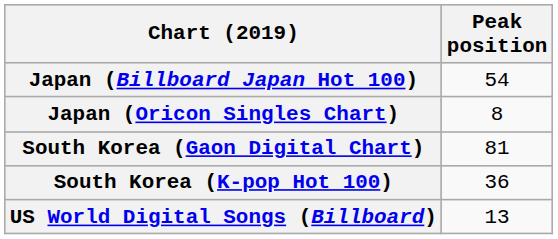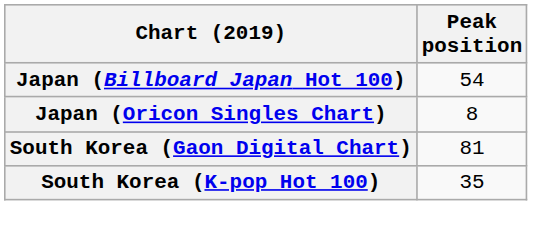(497, 182) 36 -> (472, 182) 35
- row: (223, 217)
